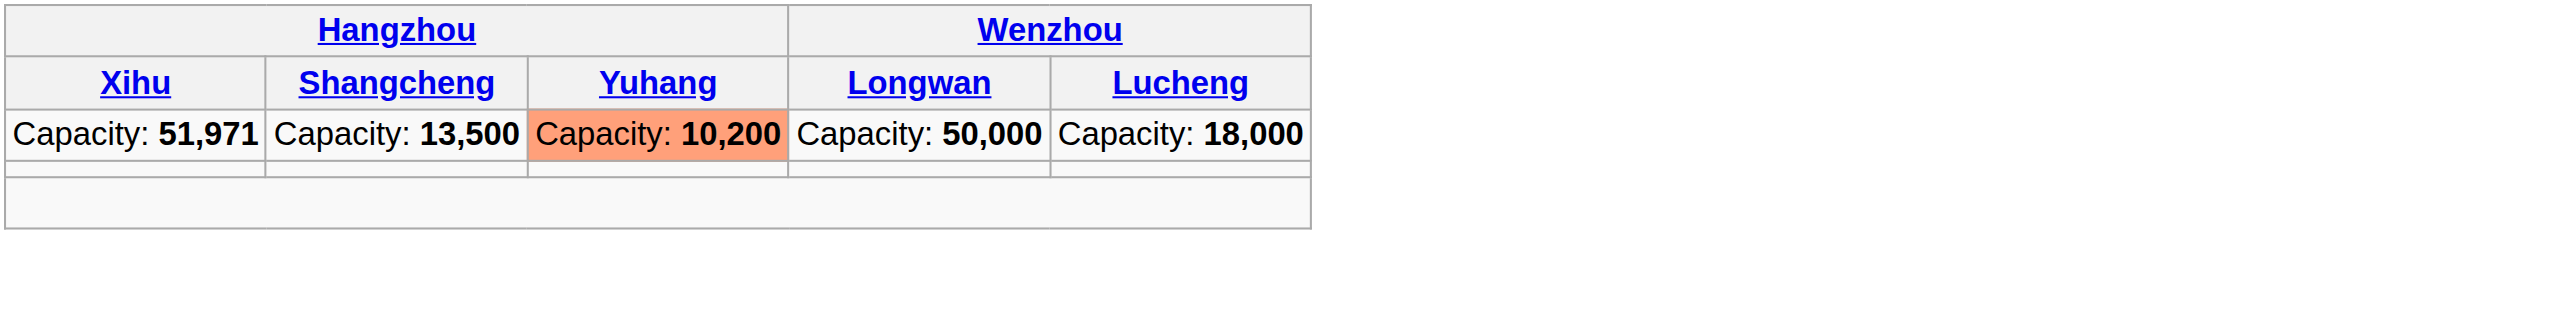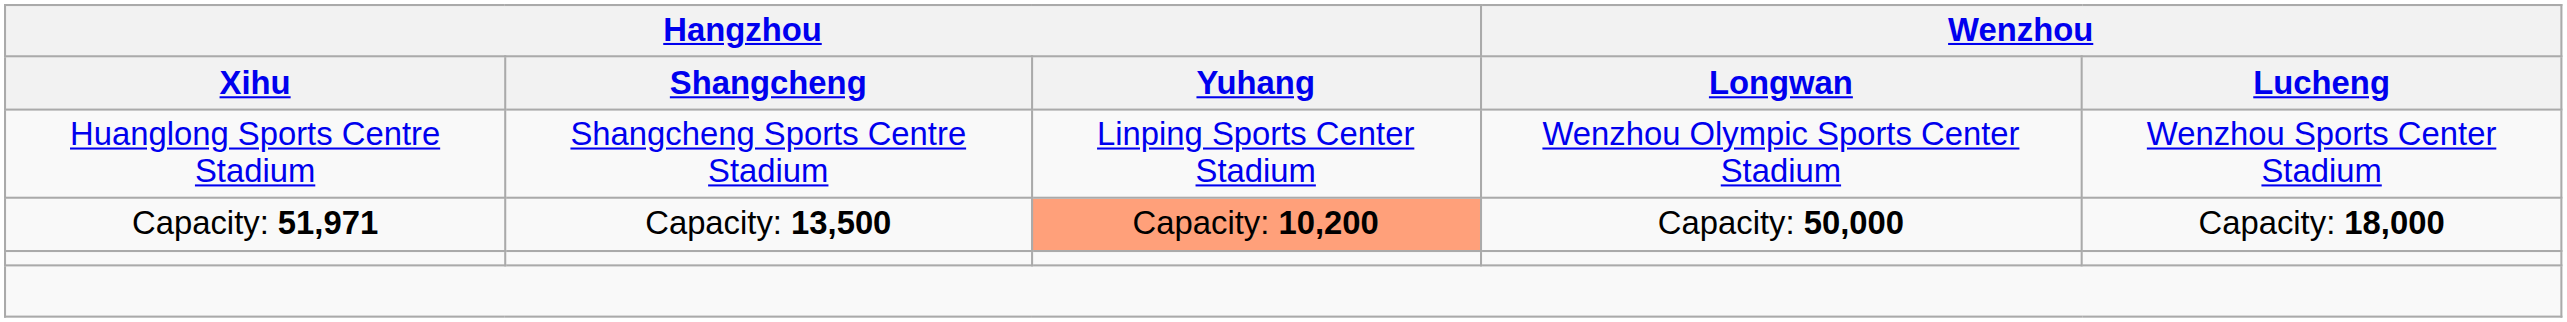+ row: (255, 152)
